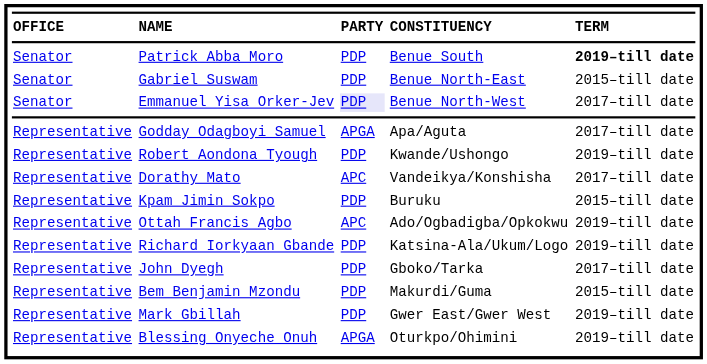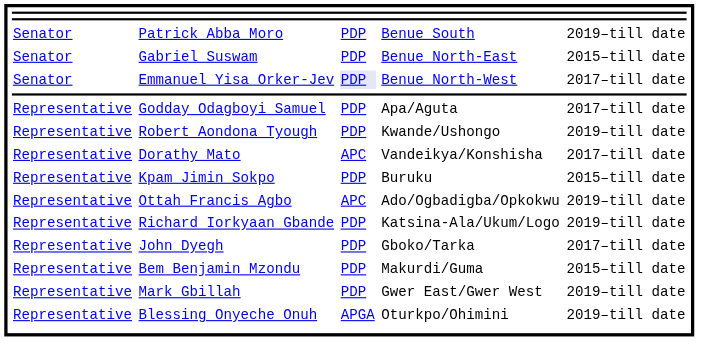- row: (156, 27)
(634, 57) bold -> (626, 34) normal
(358, 132) APGA -> (353, 109) PDP
